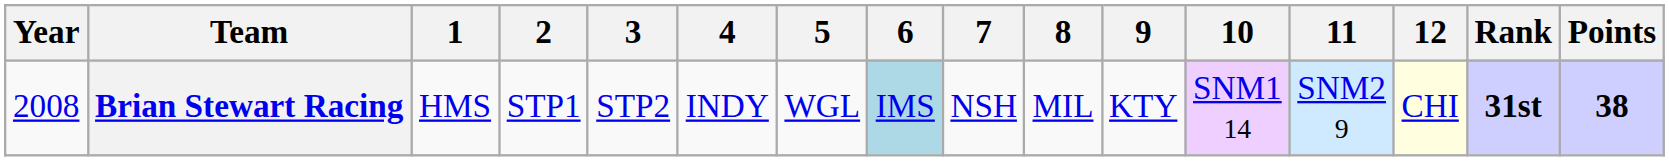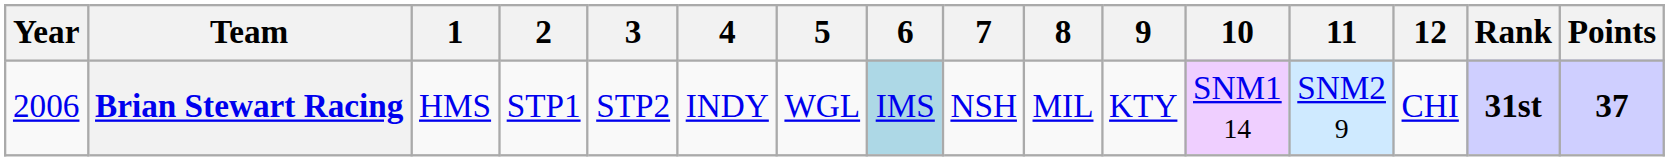(46, 106) 2008 -> (46, 106) 2006
(1430, 106) lightyellow background -> (1430, 106) no background
(1612, 106) 38 -> (1612, 106) 37
